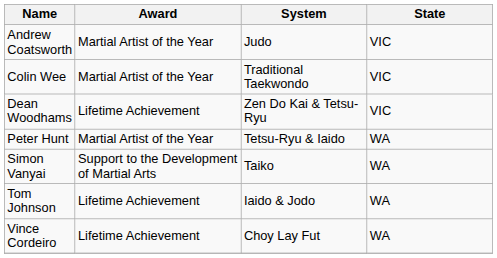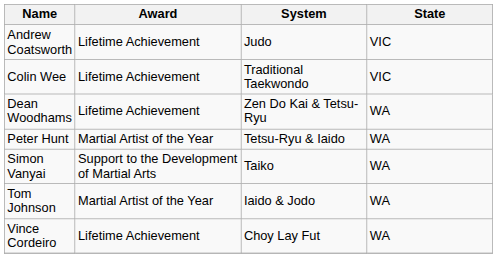(146, 42) Martial Artist of the Year -> (139, 42) Lifetime Achievement
(146, 76) Martial Artist of the Year -> (139, 76) Lifetime Achievement
(380, 111) VIC -> (380, 111) WA
(139, 201) Lifetime Achievement -> (146, 201) Martial Artist of the Year
